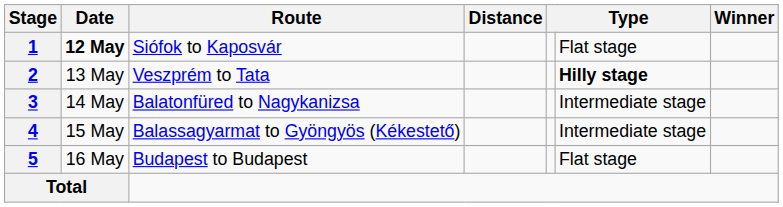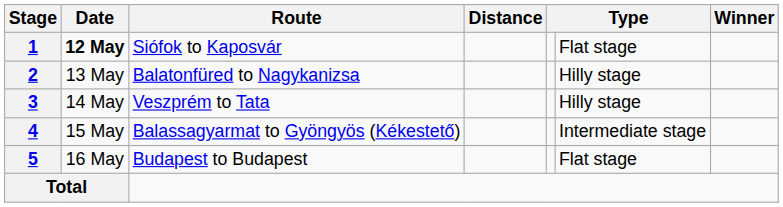(201, 74) Veszprém to Tata -> (246, 74) Balatonfüred to Nagykanizsa
(603, 74) bold -> (600, 74) normal
(246, 103) Balatonfüred to Nagykanizsa -> (201, 103) Veszprém to Tata
(633, 103) Intermediate stage -> (600, 103) Hilly stage
